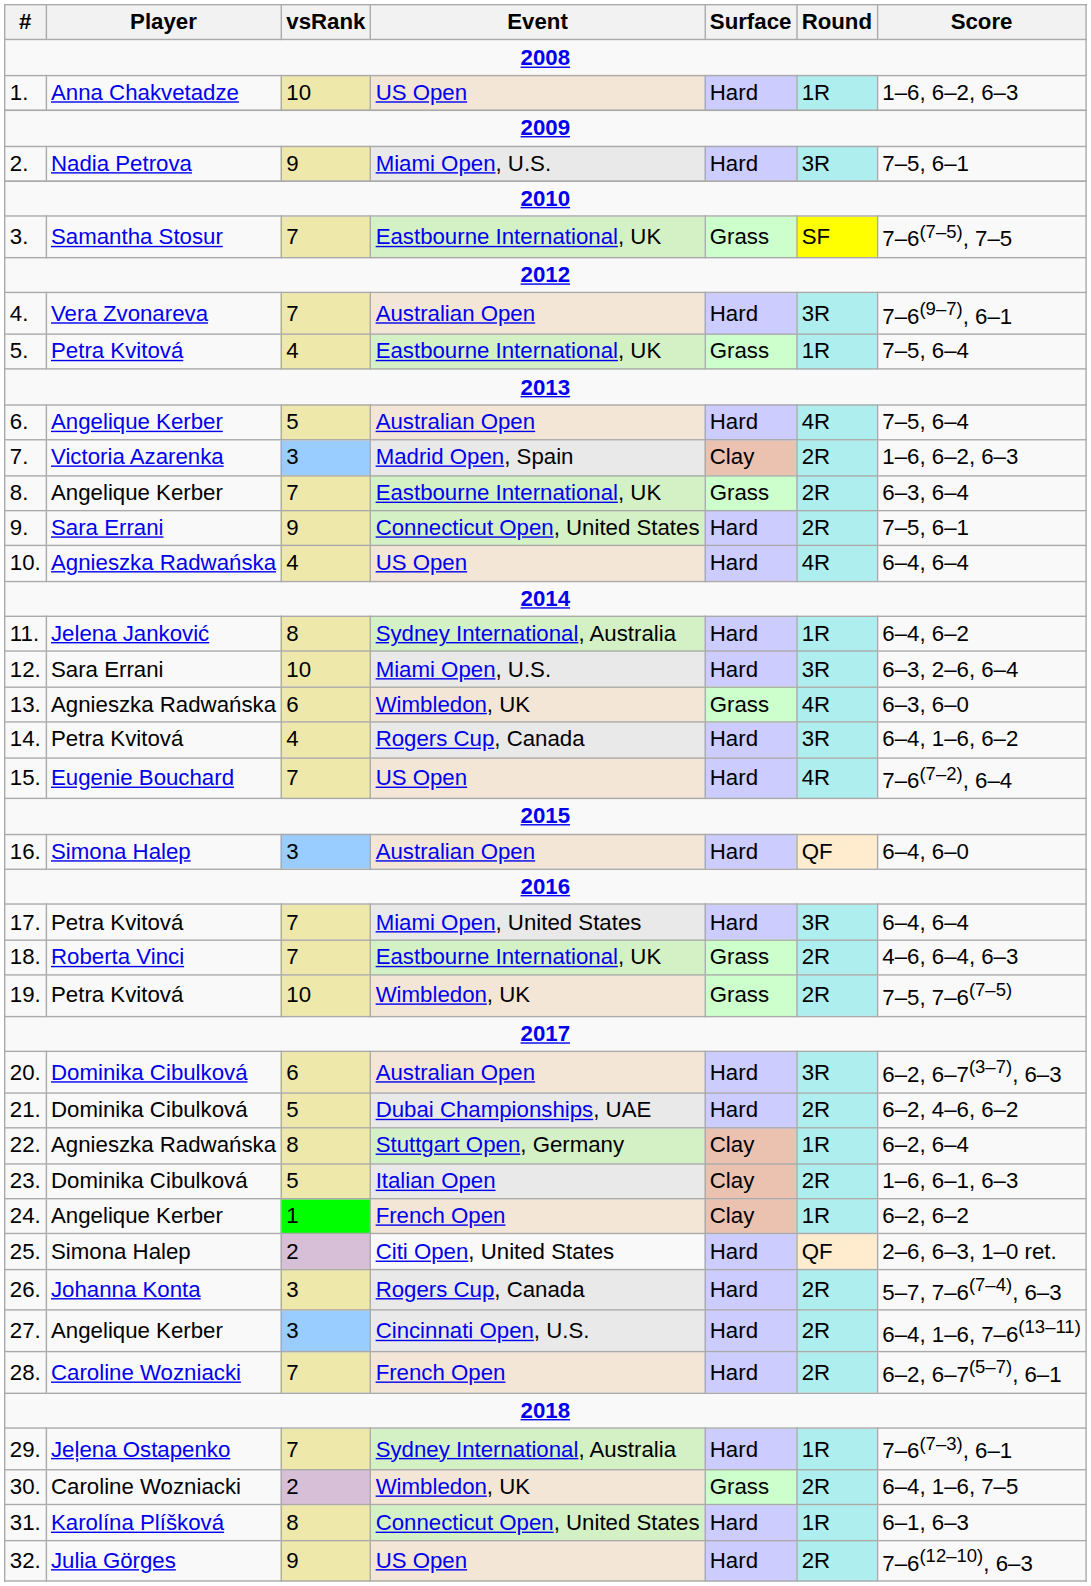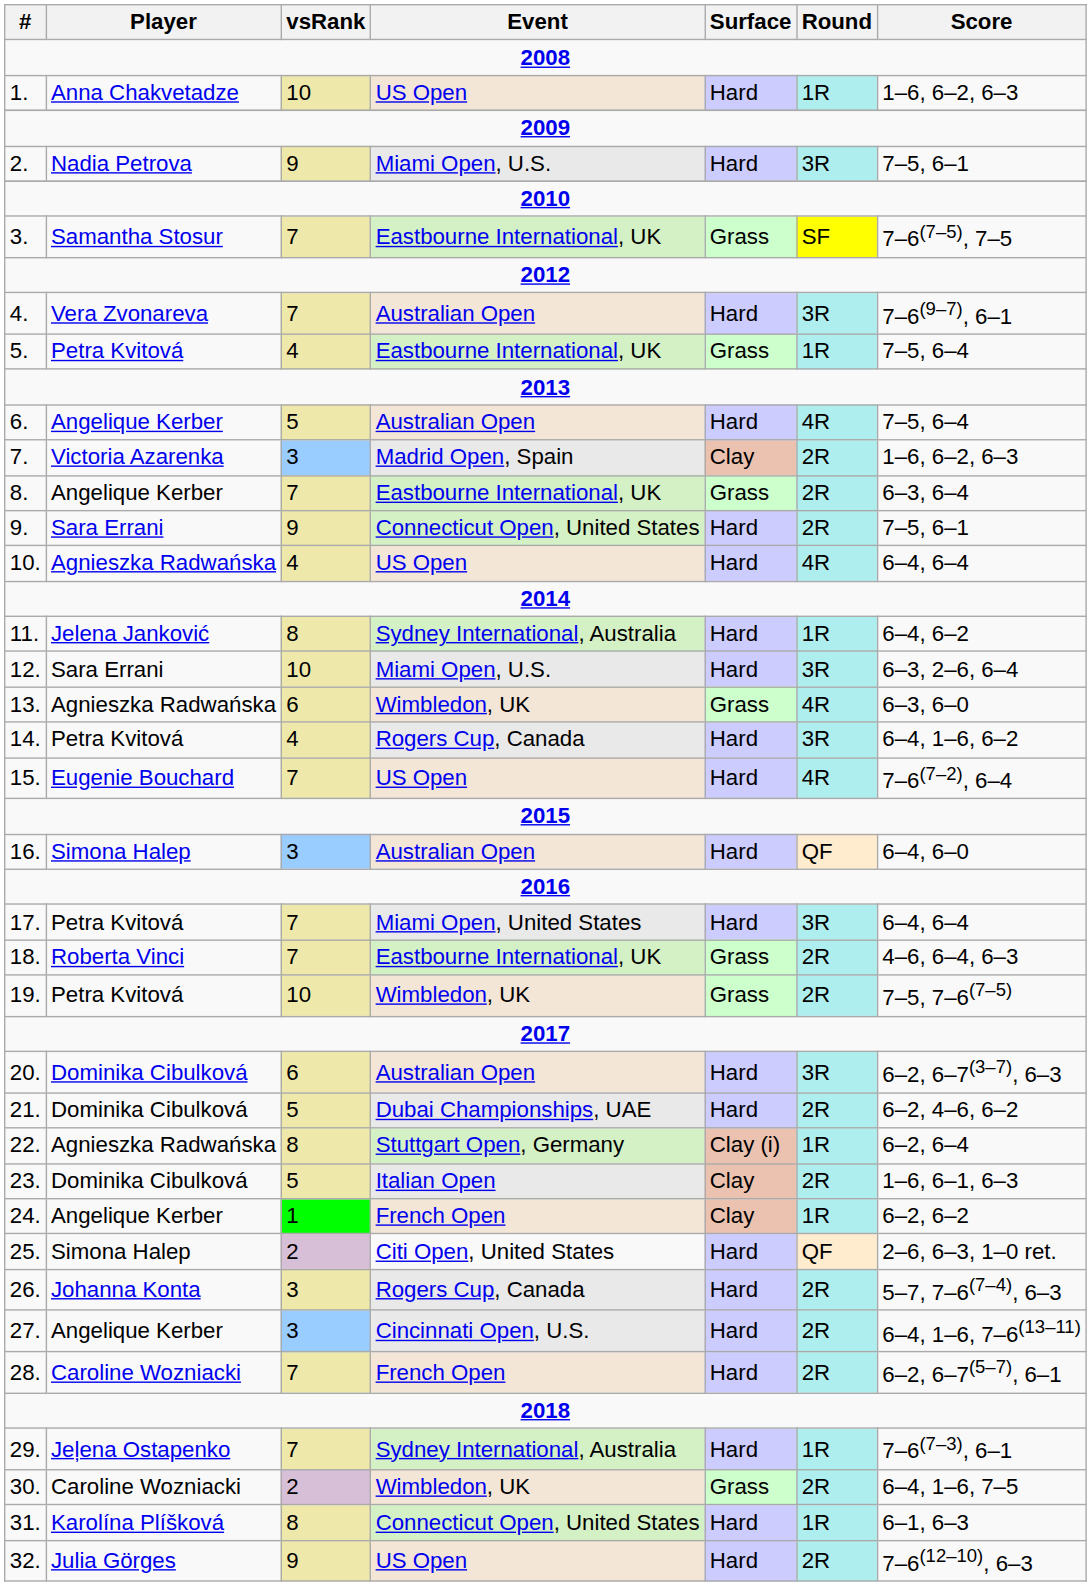(732, 1145) Clay -> (745, 1145) Clay (i)
